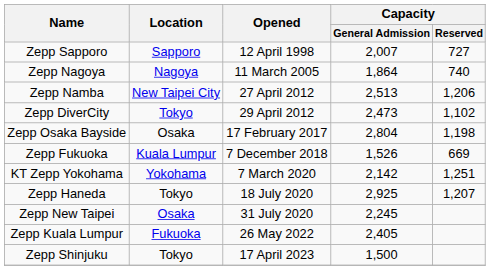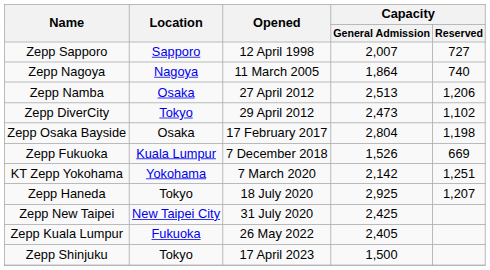(176, 92) New Taipei City -> (176, 92) Osaka
(176, 214) Osaka -> (176, 214) New Taipei City
(382, 214) 2,245 -> (382, 214) 2,425
